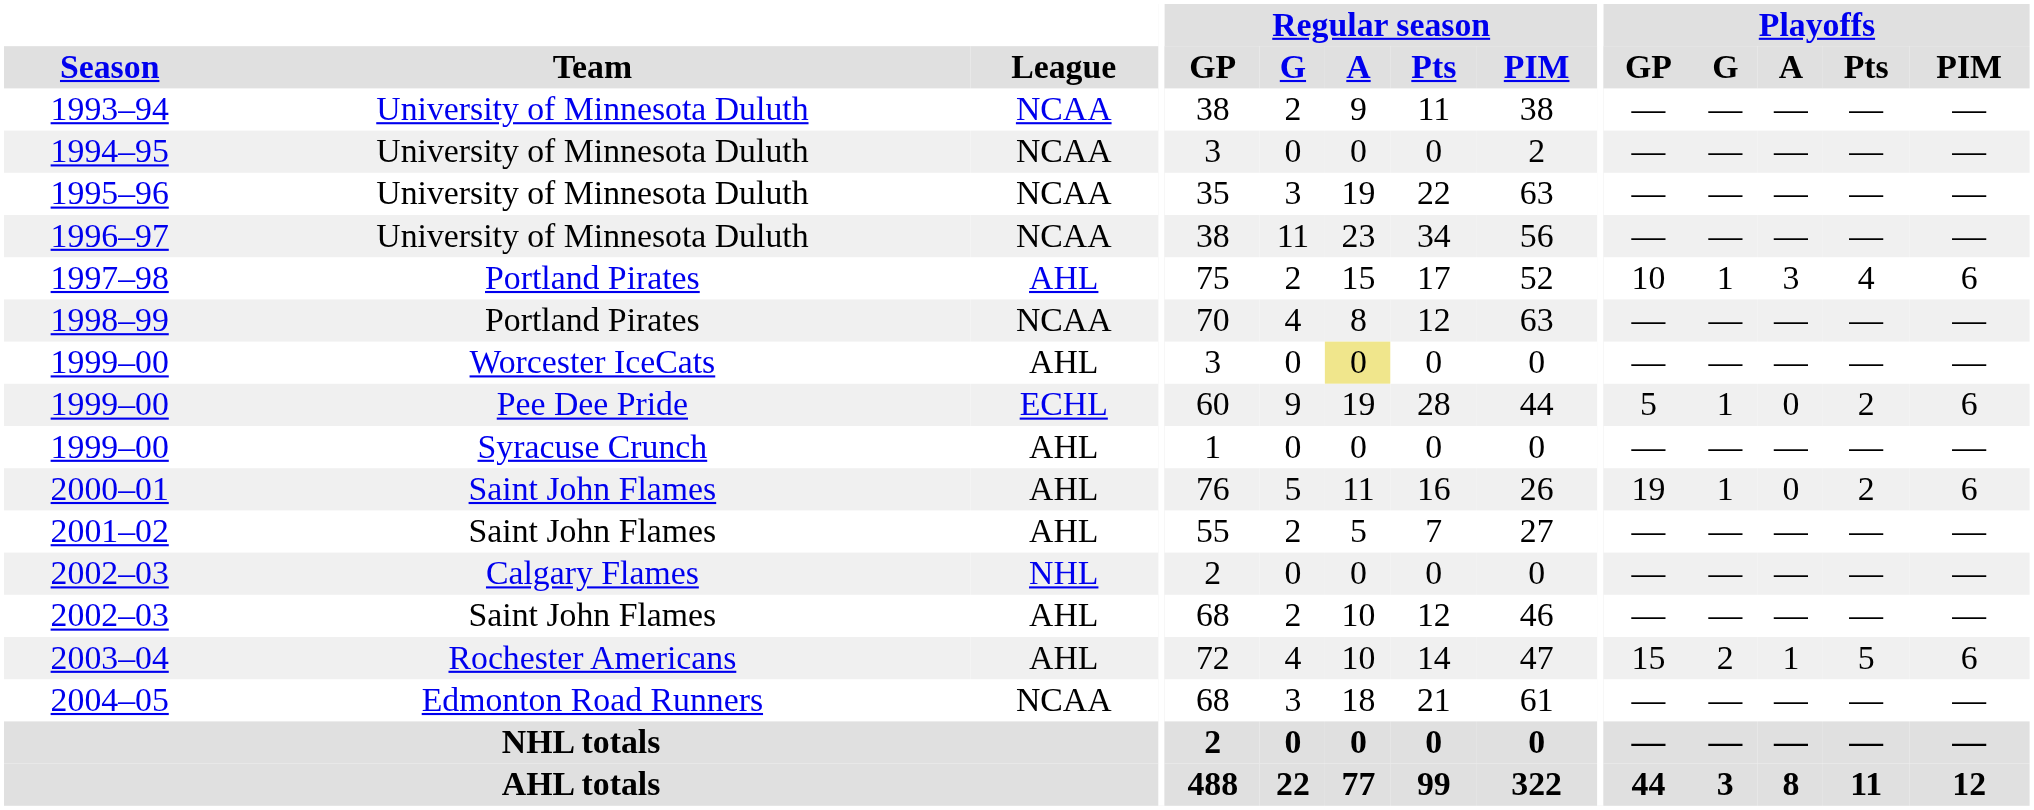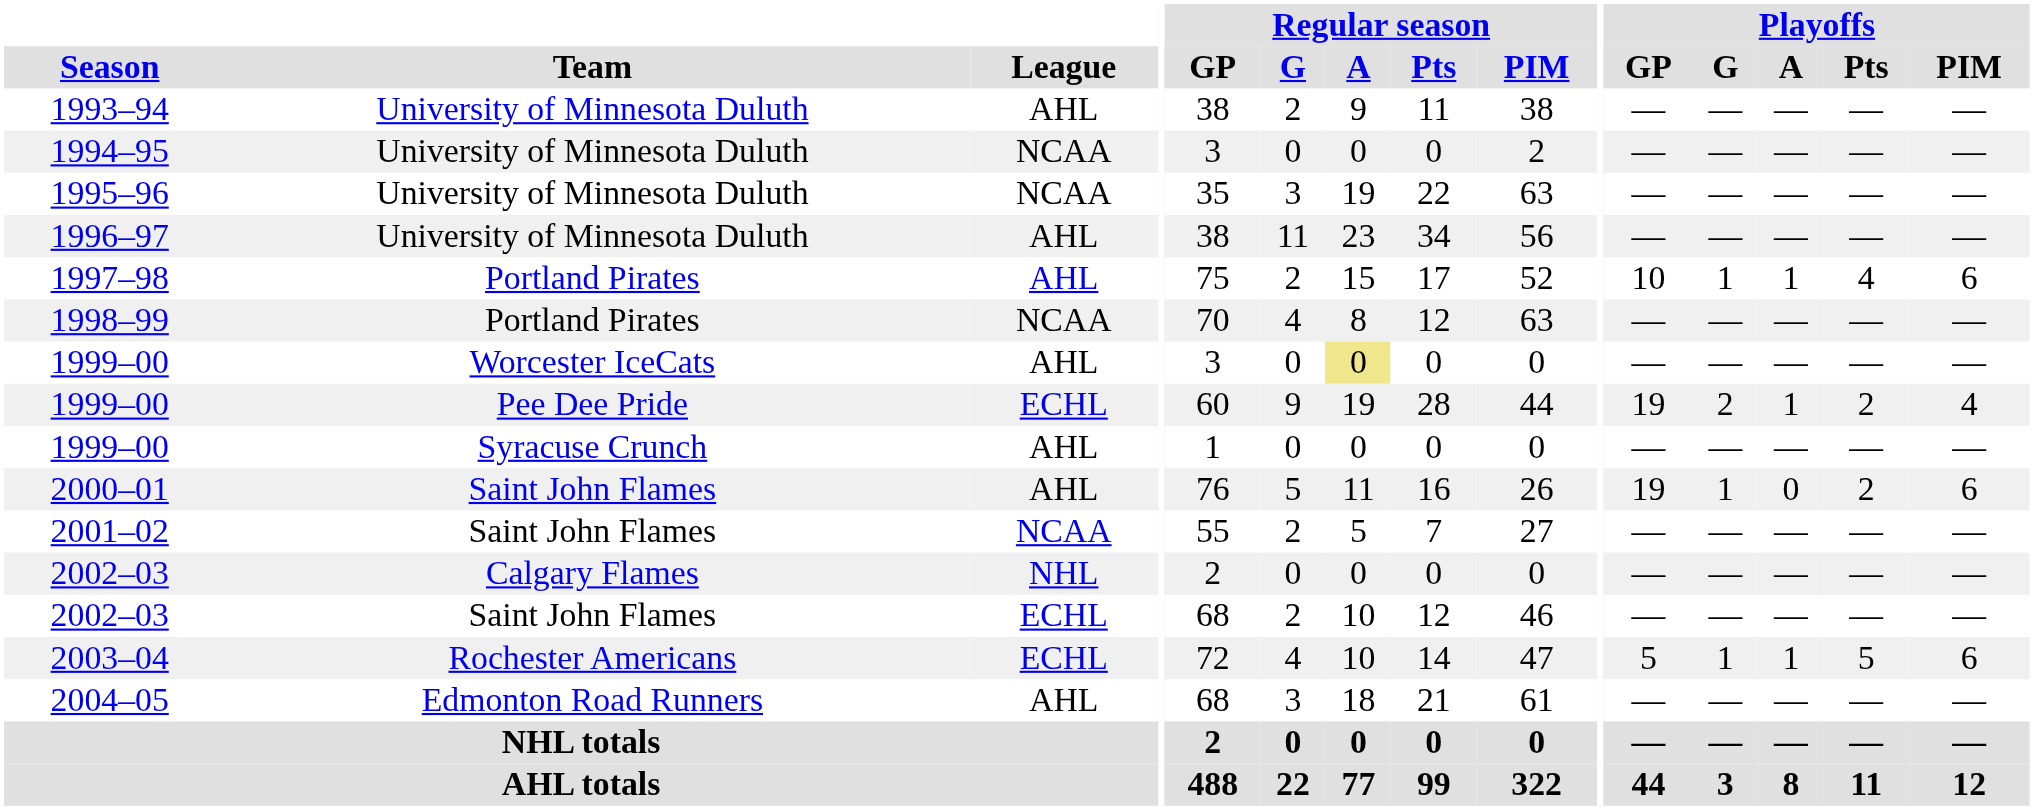(1064, 108) NCAA -> (1064, 108) AHL
(1064, 235) NCAA -> (1064, 235) AHL
(1791, 277) 3 -> (1791, 277) 1
(1648, 404) 5 -> (1648, 404) 19
(1725, 404) 1 -> (1725, 404) 2
(1791, 404) 0 -> (1791, 404) 1
(1969, 404) 6 -> (1969, 404) 4
(1064, 530) AHL -> (1064, 530) NCAA
(1064, 615) AHL -> (1064, 615) ECHL
(1064, 657) AHL -> (1064, 657) ECHL
(1648, 657) 15 -> (1648, 657) 5
(1725, 657) 2 -> (1725, 657) 1
(1064, 699) NCAA -> (1064, 699) AHL
